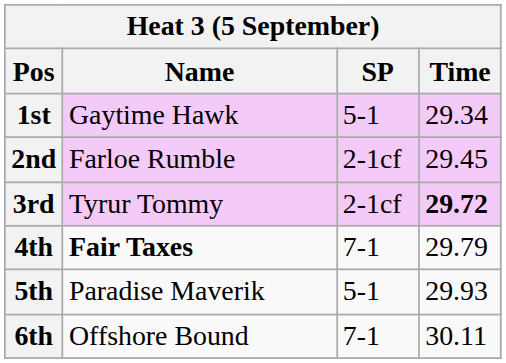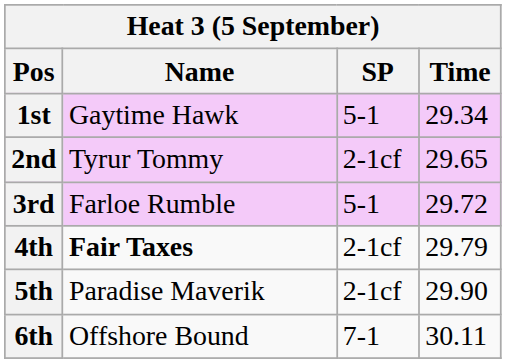(152, 159) Farloe Rumble -> (146, 159) Tyrur Tommy
(457, 159) 29.45 -> (457, 159) 29.65
(146, 203) Tyrur Tommy -> (152, 203) Farloe Rumble
(372, 203) 2-1cf -> (361, 203) 5-1
(457, 203) bold -> (457, 203) normal
(361, 247) 7-1 -> (372, 247) 2-1cf
(361, 291) 5-1 -> (372, 291) 2-1cf
(457, 291) 29.93 -> (457, 291) 29.90
